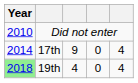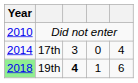(75, 50) 9 -> (75, 50) 3
(75, 68) normal -> (75, 68) bold
(98, 68) 0 -> (98, 68) 1
(121, 68) 4 -> (121, 68) 6
